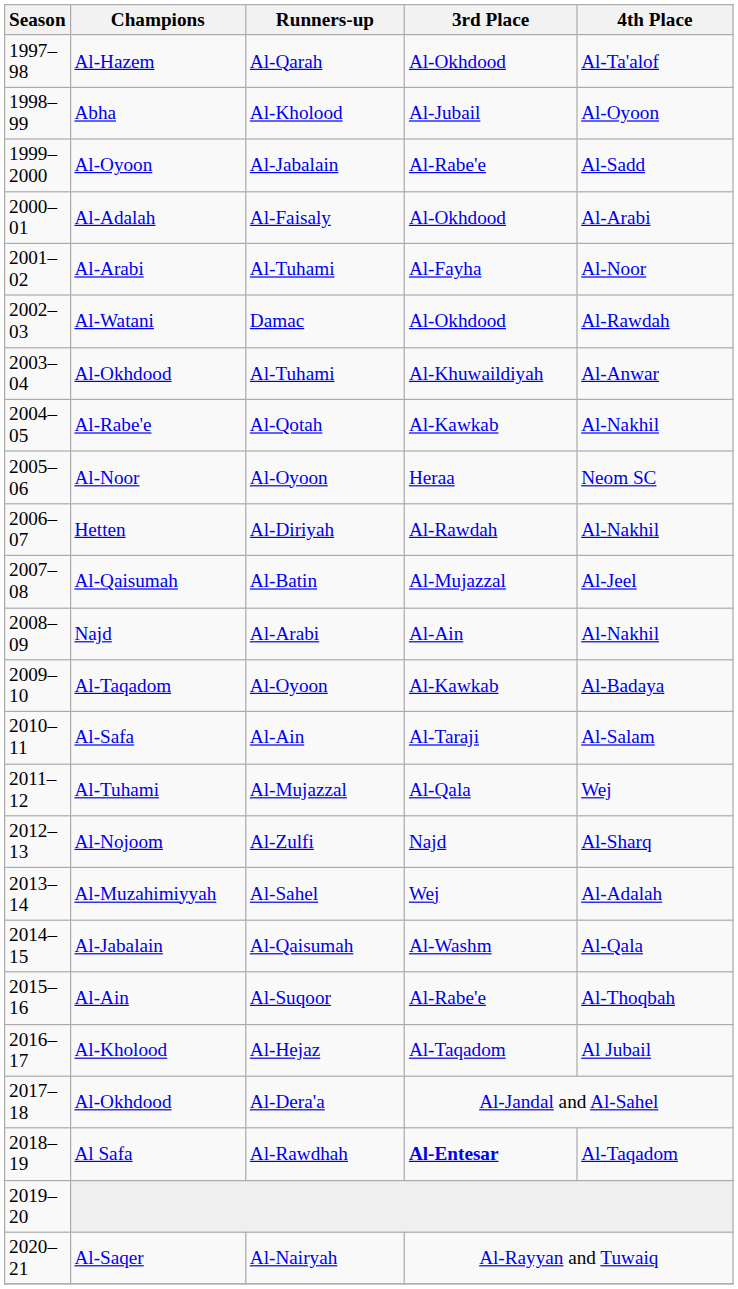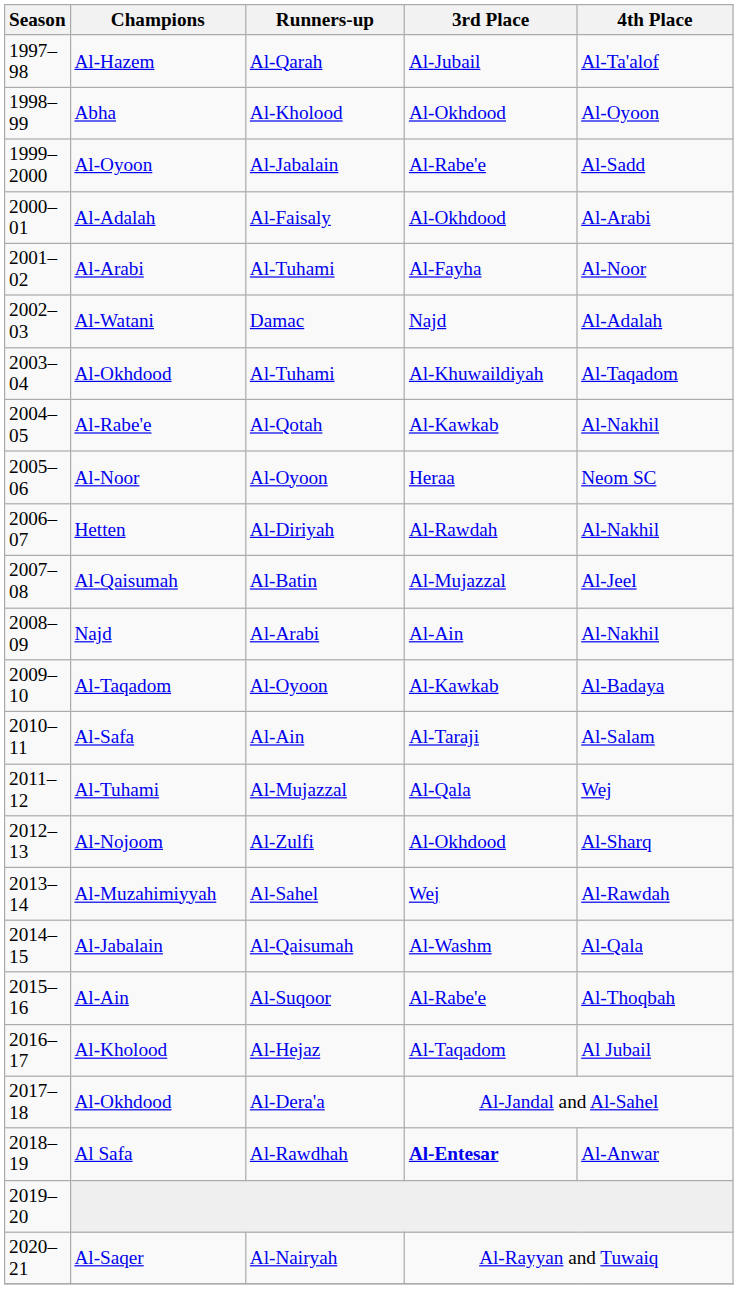(457, 60) Al-Okhdood -> (445, 60) Al-Jubail
(445, 113) Al-Jubail -> (457, 113) Al-Okhdood
(457, 321) Al-Okhdood -> (428, 321) Najd
(625, 321) Al-Rawdah -> (622, 321) Al-Adalah
(620, 373) Al-Anwar -> (630, 373) Al-Taqadom
(428, 841) Najd -> (457, 841) Al-Okhdood
(622, 893) Al-Adalah -> (625, 893) Al-Rawdah
(630, 1154) Al-Taqadom -> (620, 1154) Al-Anwar
